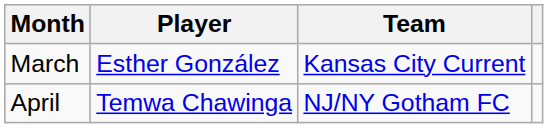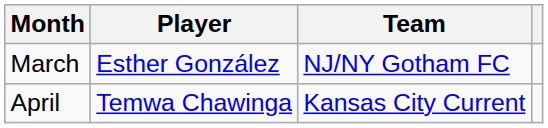(414, 63) Kansas City Current -> (407, 63) NJ/NY Gotham FC
(407, 102) NJ/NY Gotham FC -> (414, 102) Kansas City Current
